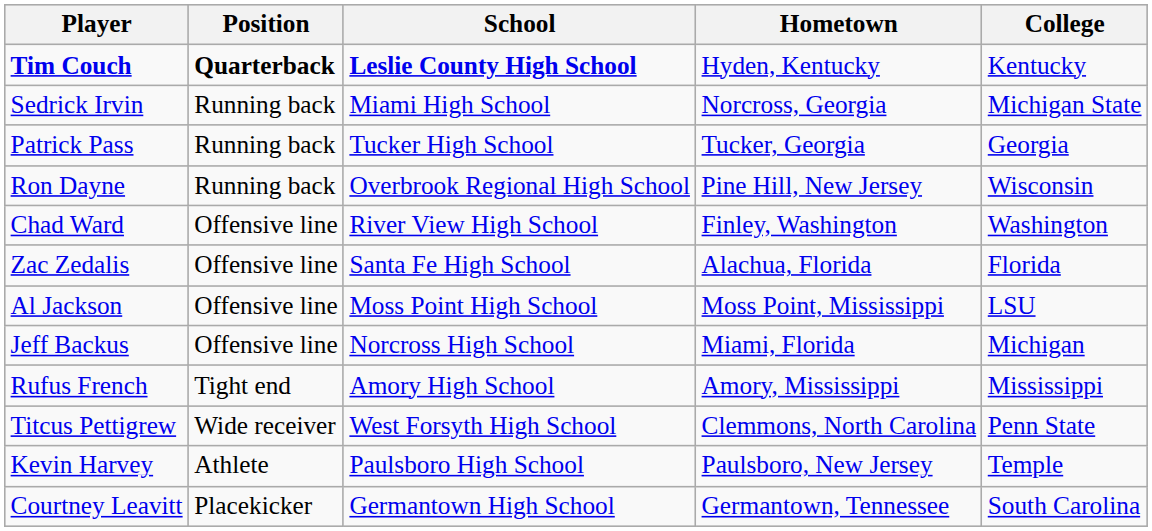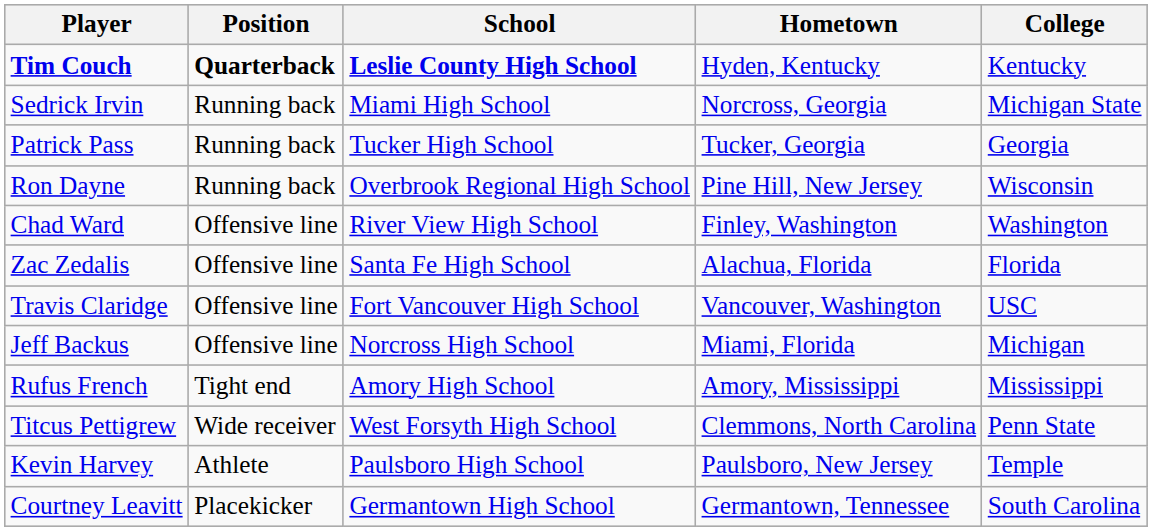+ row: (89, 305)
- row: (66, 305)
